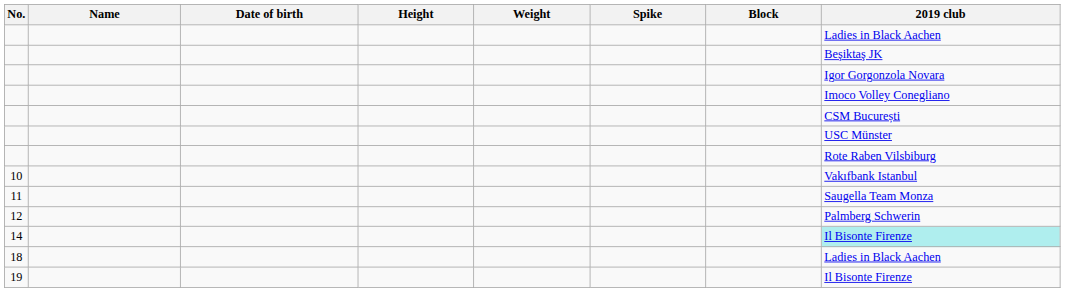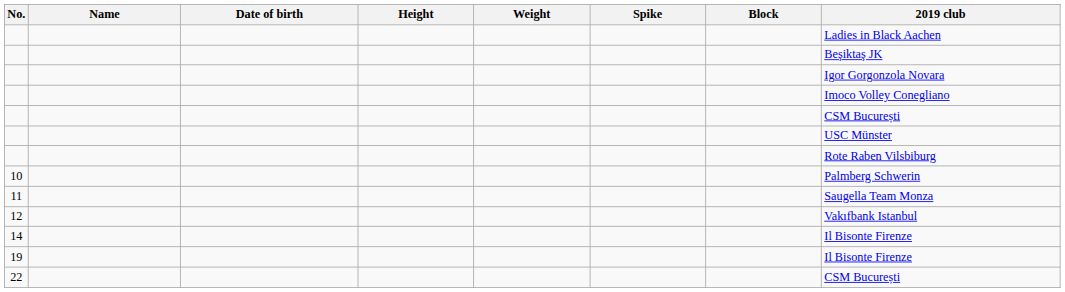(871, 176) Vakıfbank Istanbul -> (872, 176) Palmberg Schwerin
(872, 216) Palmberg Schwerin -> (871, 216) Vakıfbank Istanbul
(868, 237) paleturquoise background -> (868, 237) no background
- row: (16, 257)
+ row: (16, 277)
